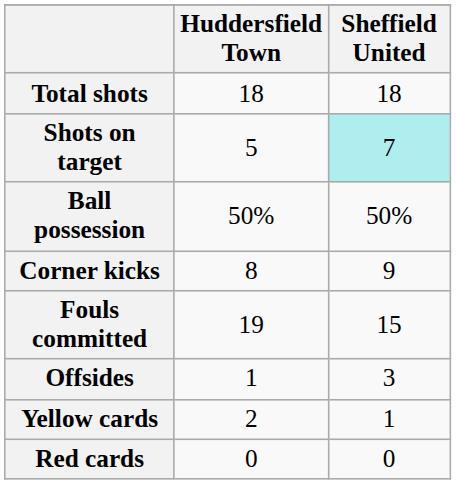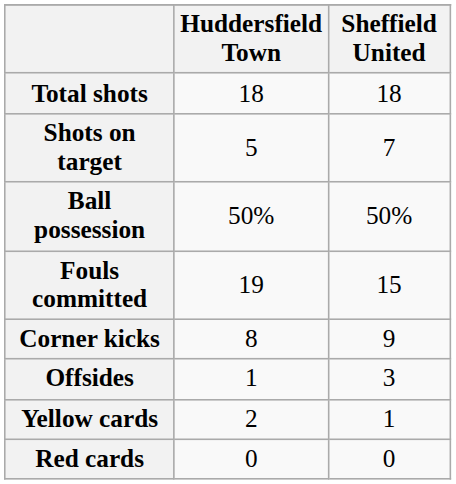(389, 147) paleturquoise background -> (389, 147) no background
rows swapped: (90, 270) <-> (90, 324)
